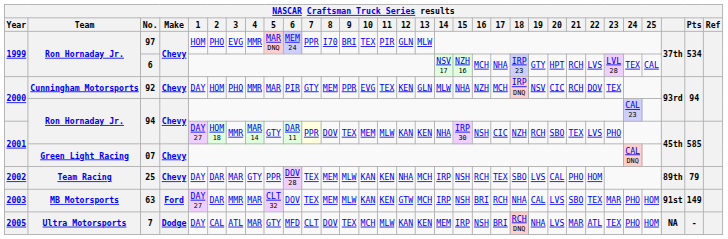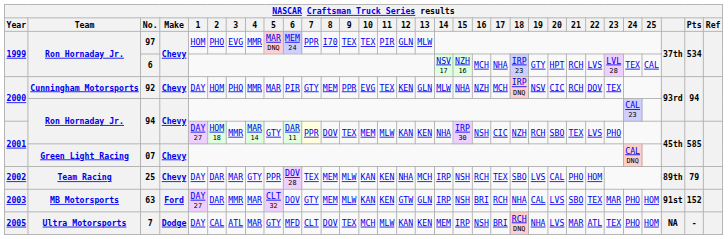(349, 42) BRI -> (349, 42) TEX
(311, 200) TEX -> (311, 200) GTY
(425, 200) MCH -> (425, 200) GLN
(694, 200) 149 -> (694, 200) 152
